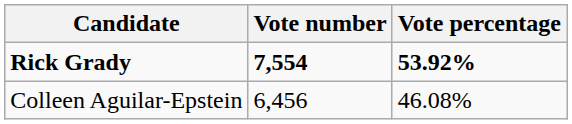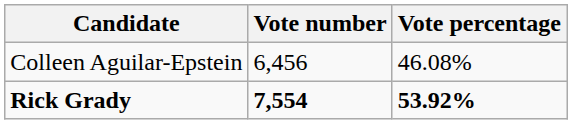rows swapped: (71, 61) <-> (126, 99)
